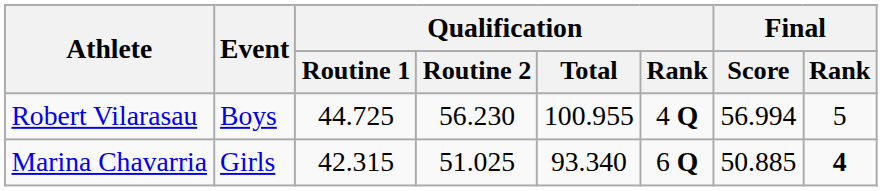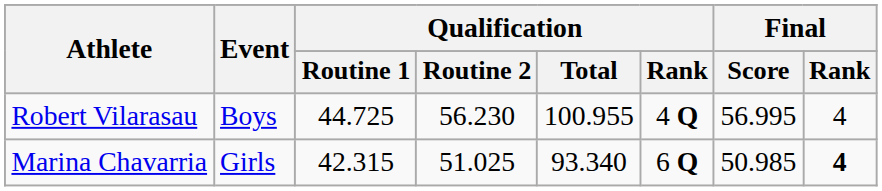(758, 116) 56.994 -> (758, 116) 56.995
(840, 116) 5 -> (840, 116) 4
(758, 162) 50.885 -> (758, 162) 50.985
